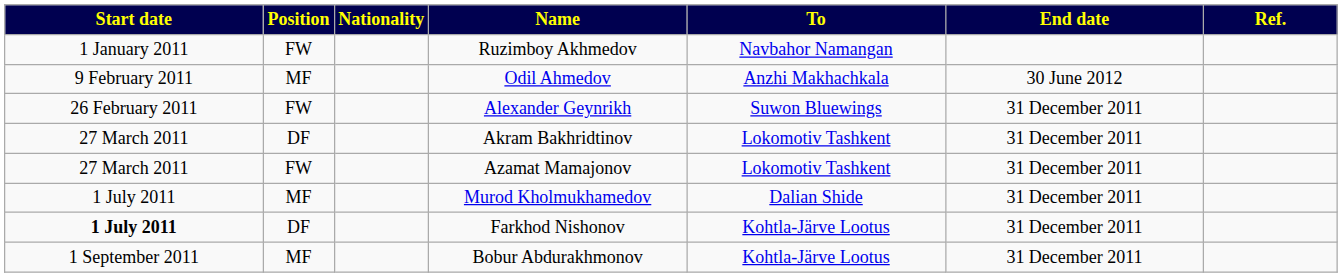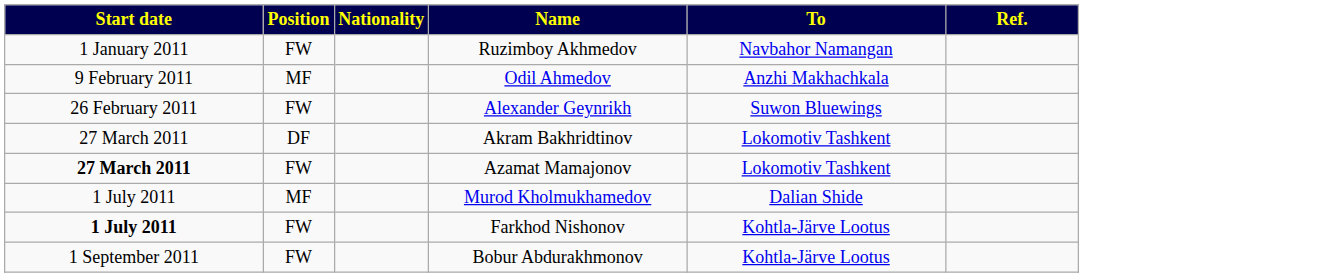- column: (1074, 19)
(134, 168) normal -> (134, 168) bold
(299, 227) DF -> (299, 227) FW
(299, 257) MF -> (299, 257) FW
